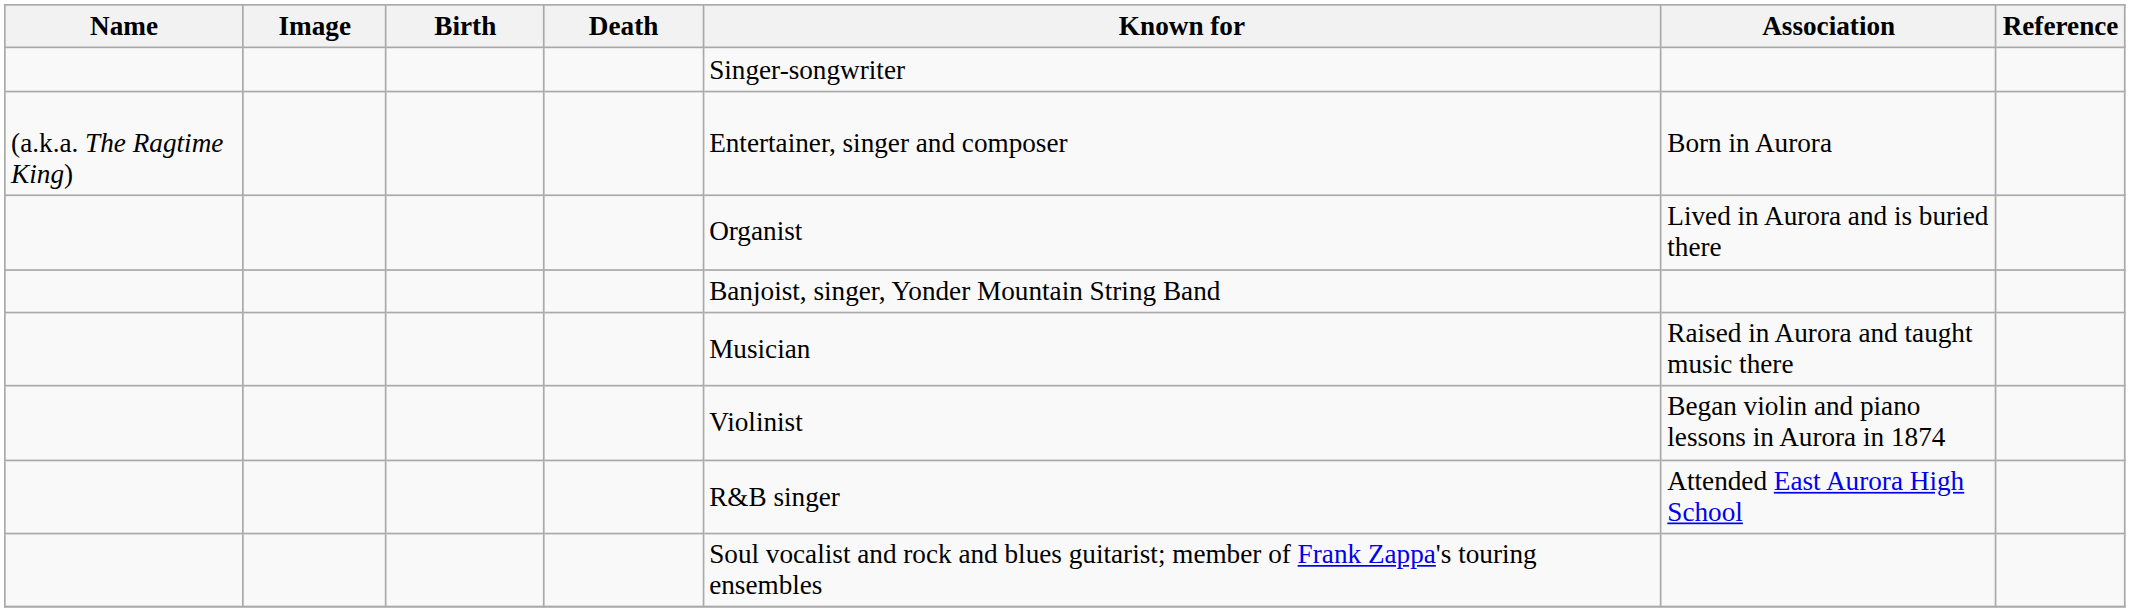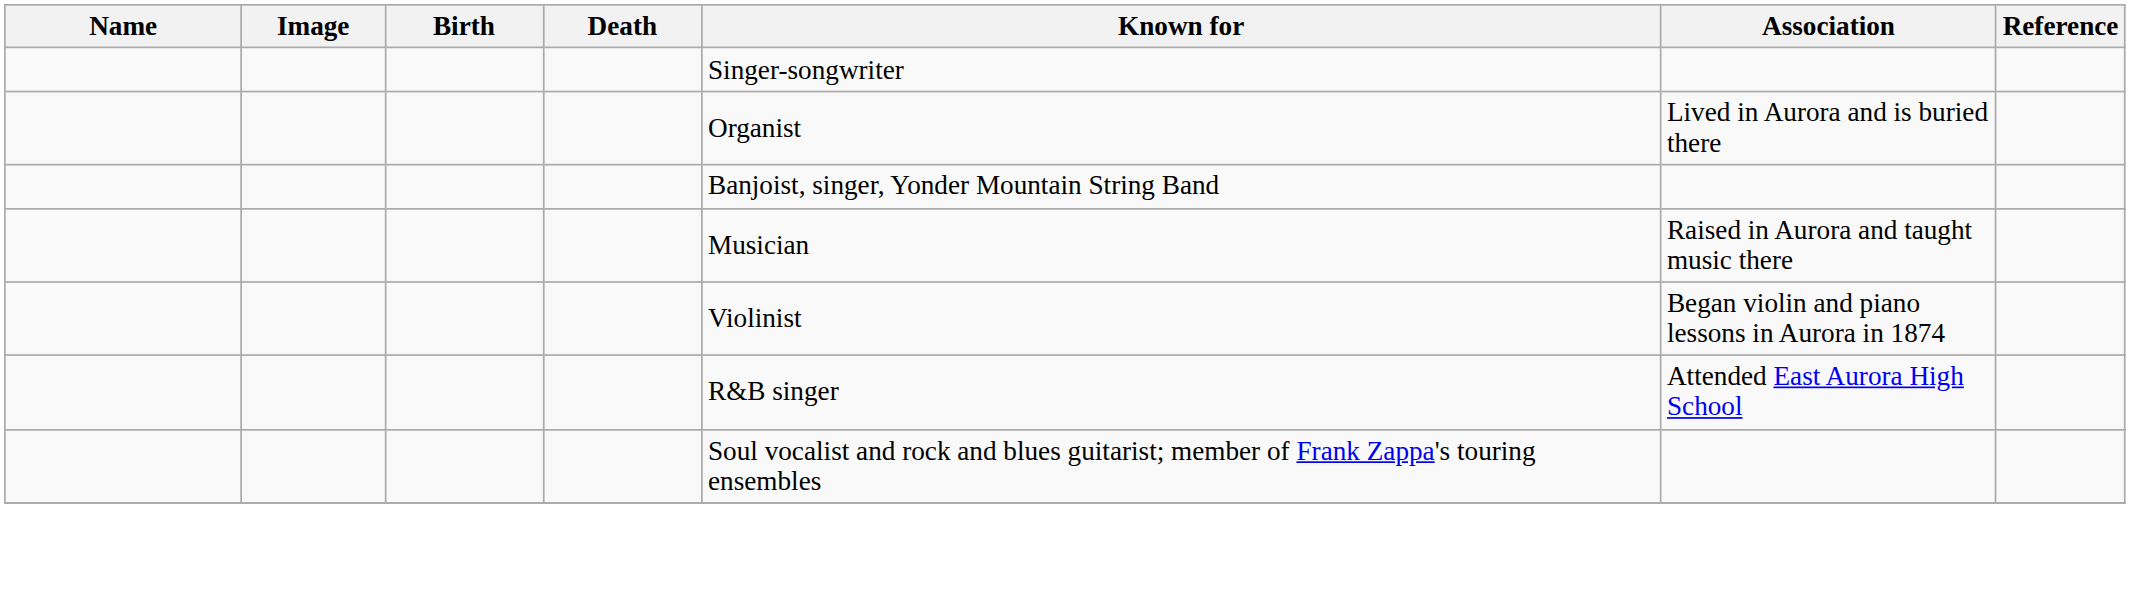- row: (117, 158)
